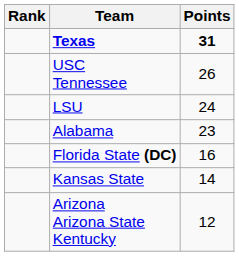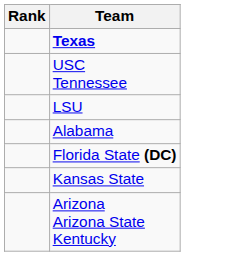- column: (207, 16)
